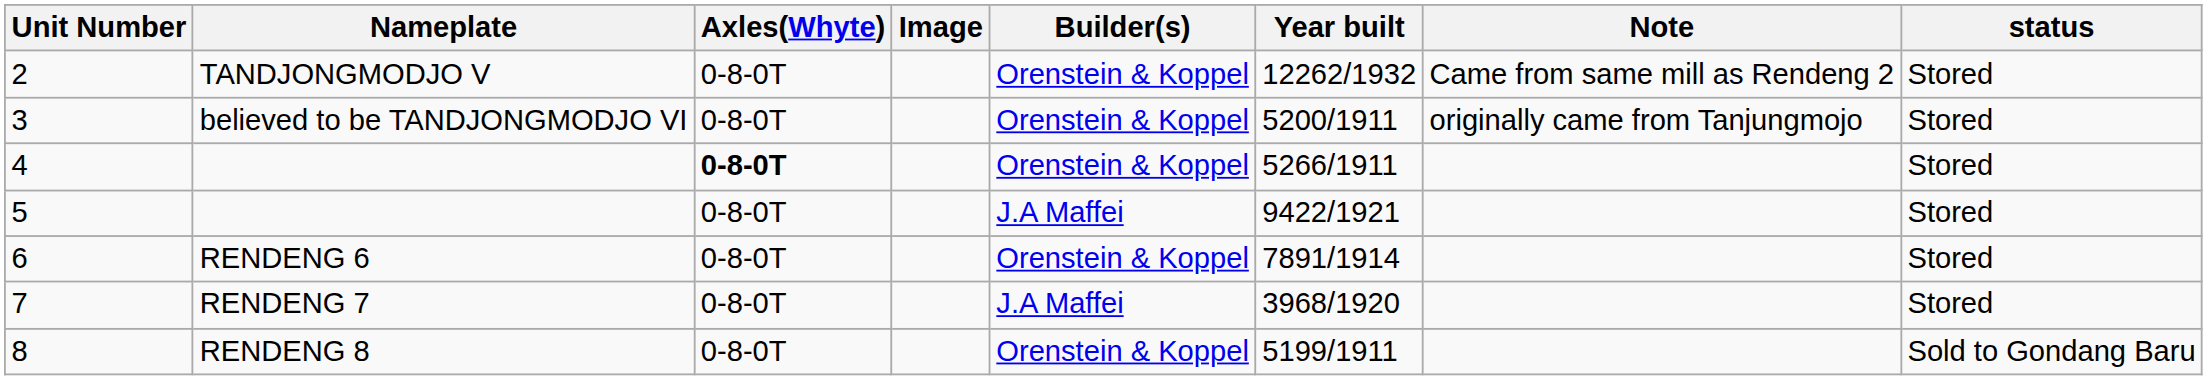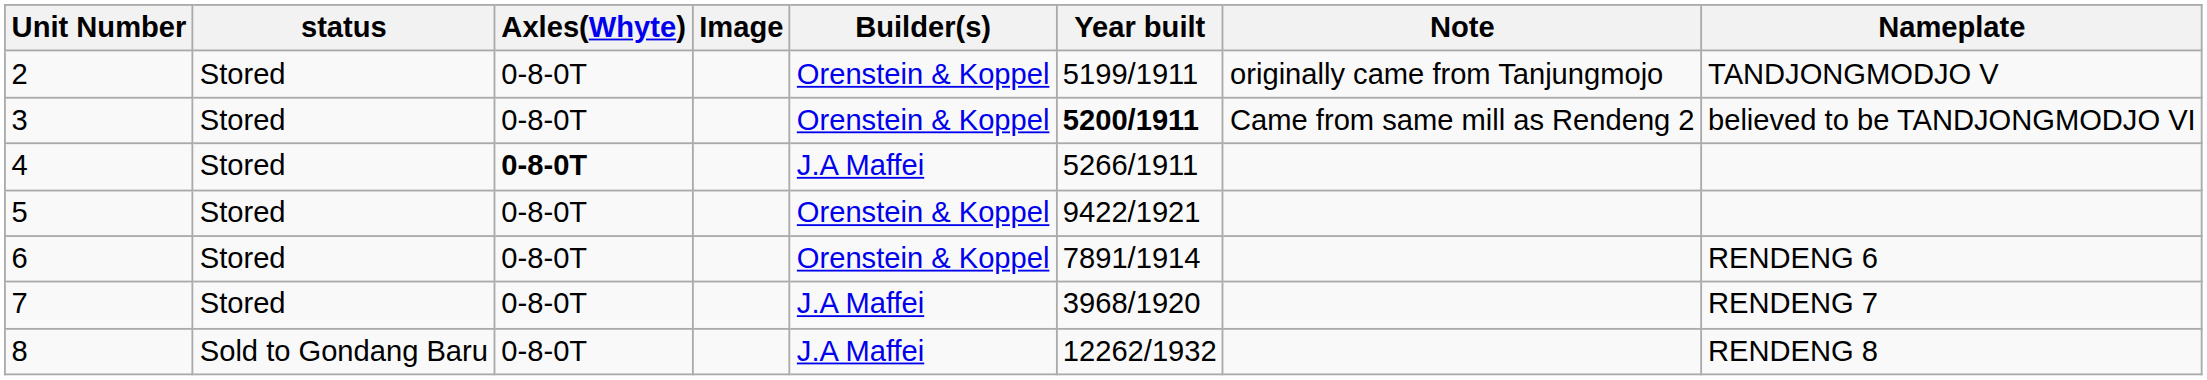columns swapped: (444, 27) <-> (2052, 27)
(1339, 73) 12262/1932 -> (1131, 73) 5199/1911
(1662, 73) Came from same mill as Rendeng 2 -> (1447, 73) originally came from Tanjungmojo
(1330, 119) normal -> (1131, 119) bold
(1646, 119) originally came from Tanjungmojo -> (1462, 119) Came from same mill as Rendeng 2
(1123, 166) Orenstein & Koppel -> (861, 166) J.A Maffei
(1060, 212) J.A Maffei -> (923, 212) Orenstein & Koppel
(1123, 350) Orenstein & Koppel -> (861, 350) J.A Maffei
(1330, 350) 5199/1911 -> (1140, 350) 12262/1932
